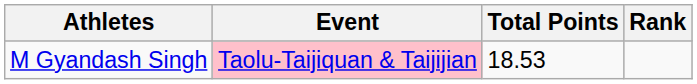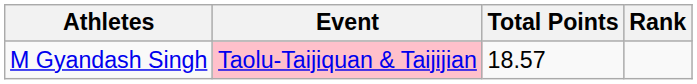(517, 59) 18.53 -> (517, 59) 18.57
